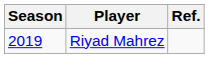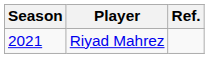(25, 41) 2019 -> (25, 41) 2021
